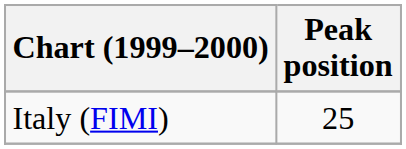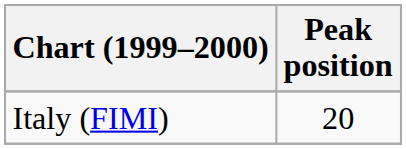(338, 117) 25 -> (338, 117) 20
